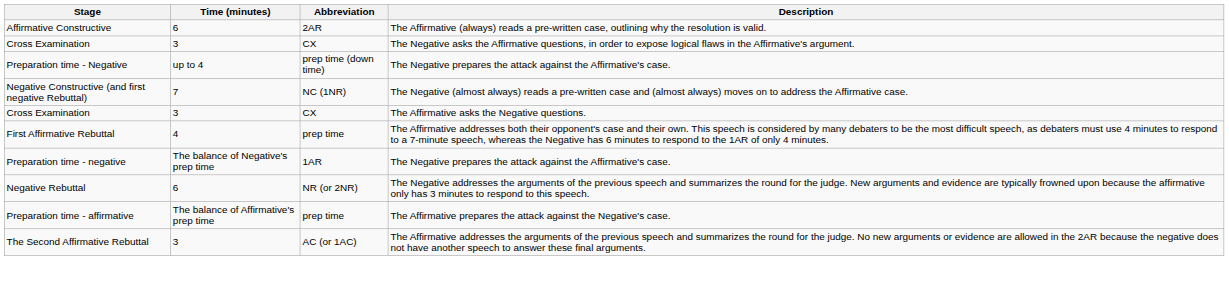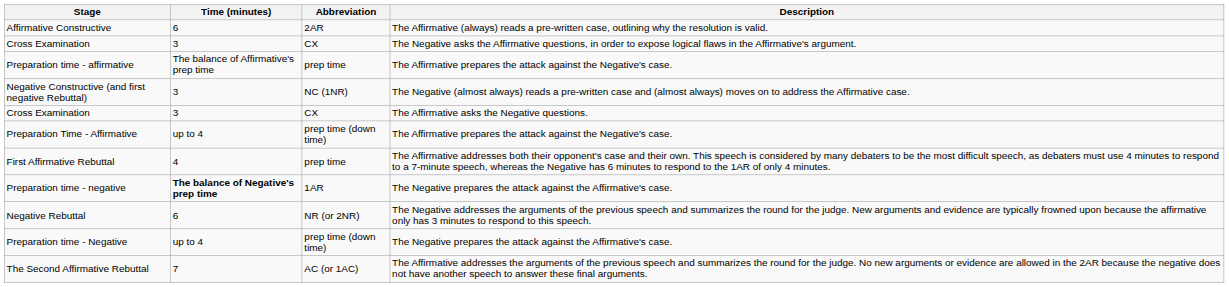rows swapped: (67, 65) <-> (70, 215)
(176, 92) 7 -> (175, 92) 3
+ row: (72, 134)
(230, 161) normal -> (233, 188) bold
(176, 242) 3 -> (175, 269) 7
